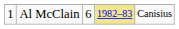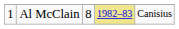(88, 14) 6 -> (88, 14) 8
